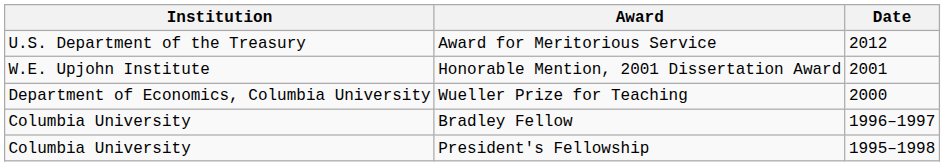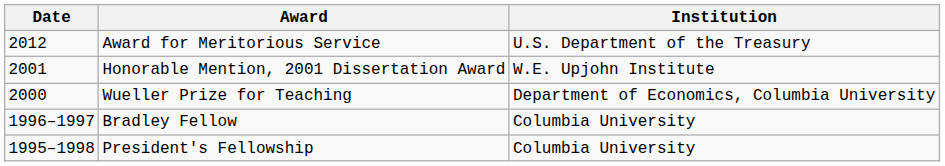columns swapped: (892, 18) <-> (220, 18)
